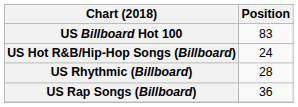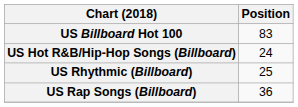(266, 72) 28 -> (266, 72) 25
